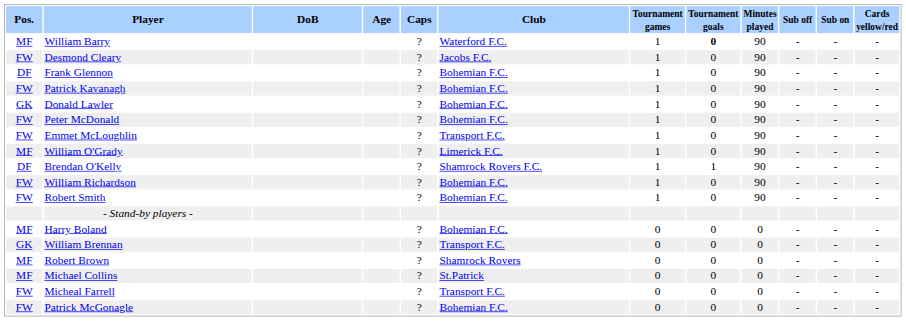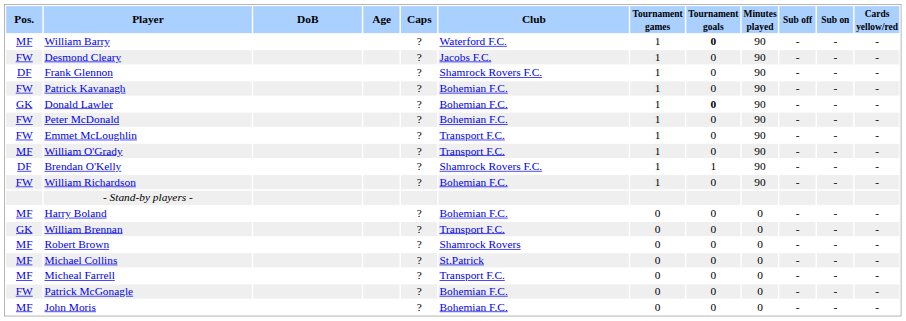(474, 73) Bohemian F.C. -> (491, 73) Shamrock Rovers F.C.
(713, 104) normal -> (713, 104) bold
(471, 151) Limerick F.C. -> (472, 151) Transport F.C.
- row: (75, 197)
(24, 291) FW -> (24, 276) MF
+ row: (70, 307)
